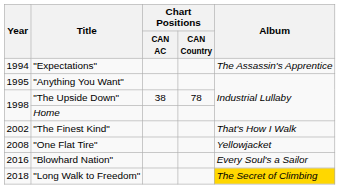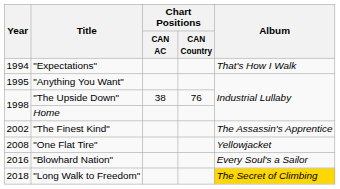(275, 66) The Assassin's Apprentice -> (256, 66) That's How I Walk
(196, 97) 78 -> (196, 97) 76
(256, 129) That's How I Walk -> (275, 129) The Assassin's Apprentice
